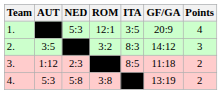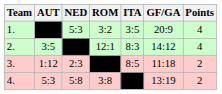(105, 30) 12:1 -> (105, 30) 3:2
(105, 47) 3:2 -> (105, 47) 12:1
(200, 47) 3 -> (200, 47) 4
